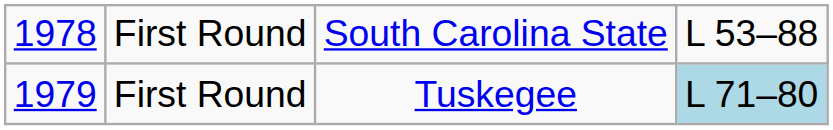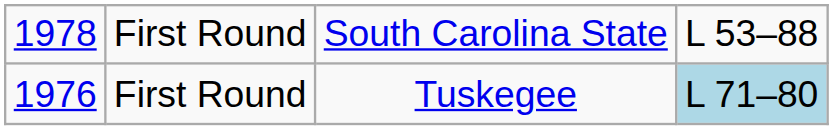(55, 93) 1979 -> (55, 93) 1976
